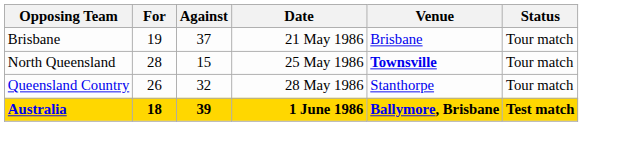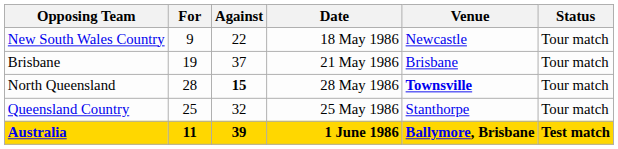+ row: (86, 39)
(204, 62) normal -> (239, 86) bold
(324, 62) 25 May 1986 -> (360, 86) 28 May 1986
(154, 86) 26 -> (190, 109) 25
(324, 86) 28 May 1986 -> (360, 109) 25 May 1986
(154, 109) 18 -> (190, 132) 11
